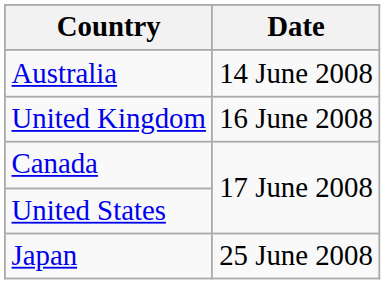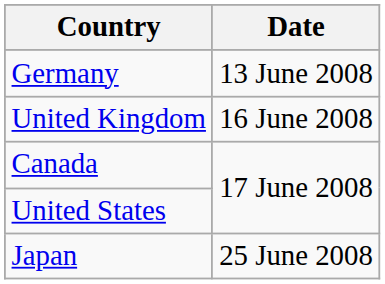+ row: (65, 73)
- row: (64, 73)
